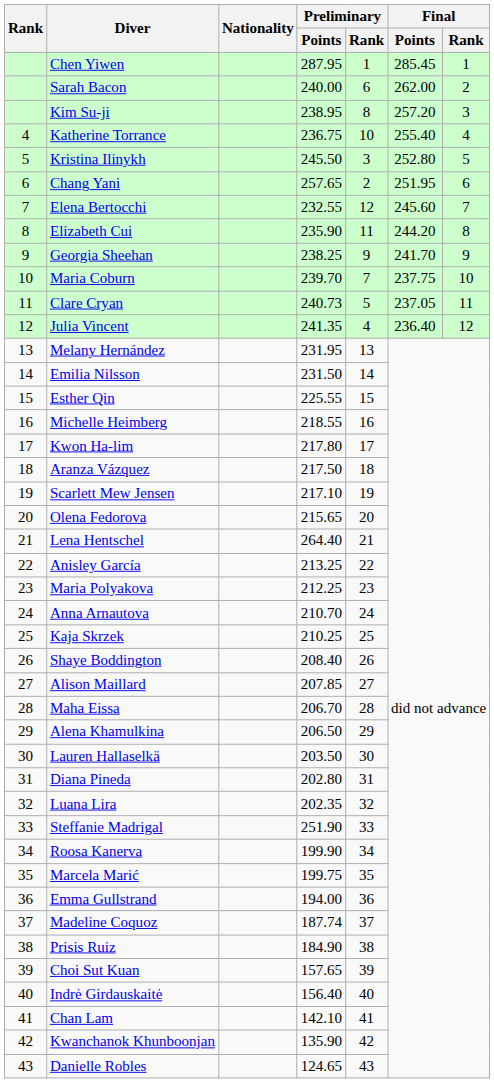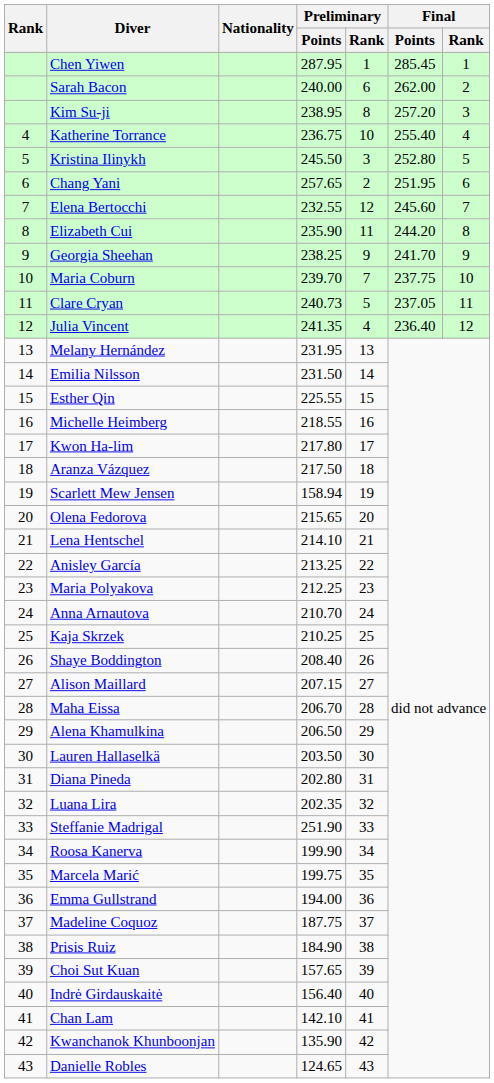(321, 493) 217.10 -> (321, 493) 158.94
(321, 541) 264.40 -> (321, 541) 214.10
(321, 684) 207.85 -> (321, 684) 207.15
(321, 922) 187.74 -> (321, 922) 187.75
